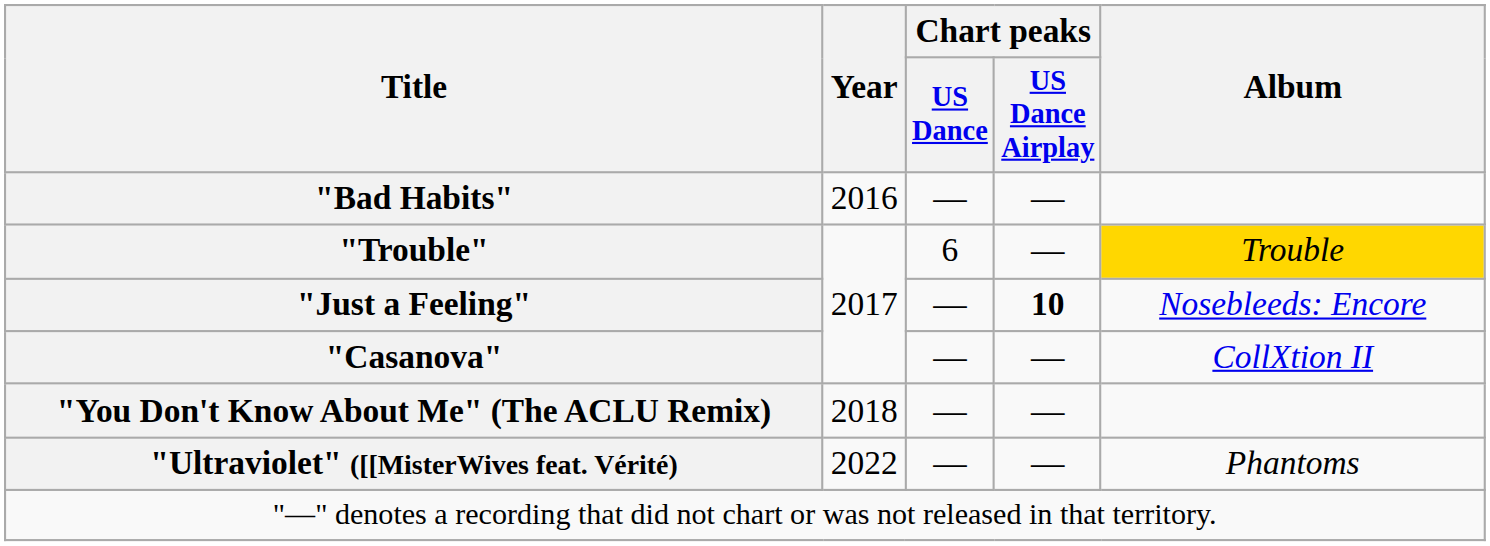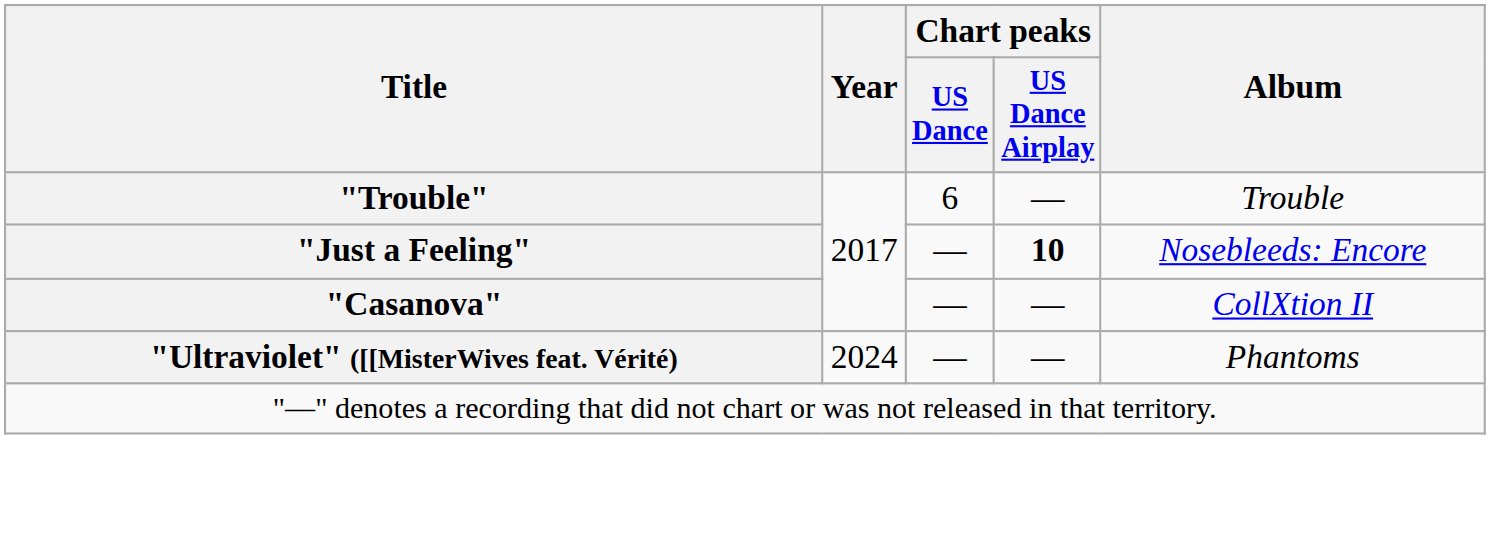- row: (414, 197)
(1293, 250) gold background -> (1293, 197) no background
- row: (414, 409)
(864, 462) 2022 -> (864, 356) 2024
